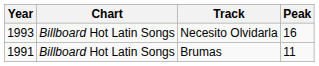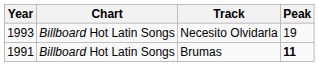(290, 33) 16 -> (290, 33) 19
(289, 52) normal -> (290, 52) bold
